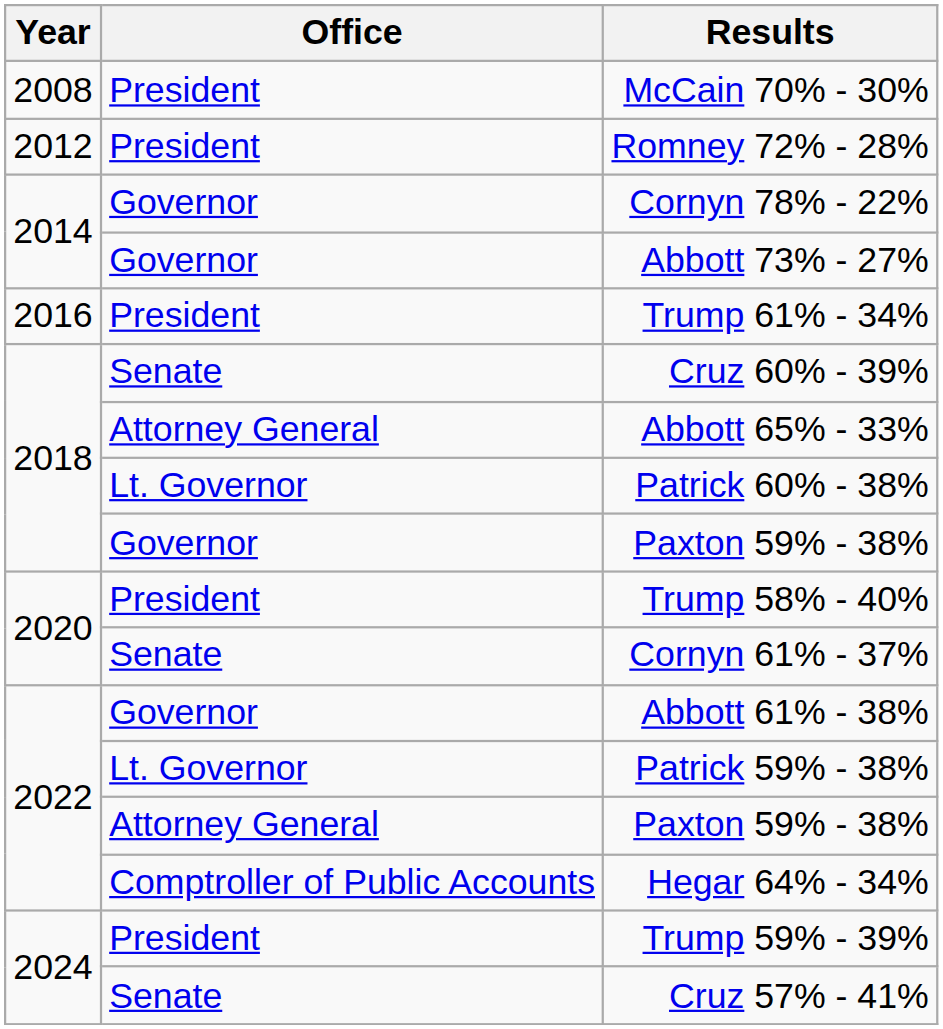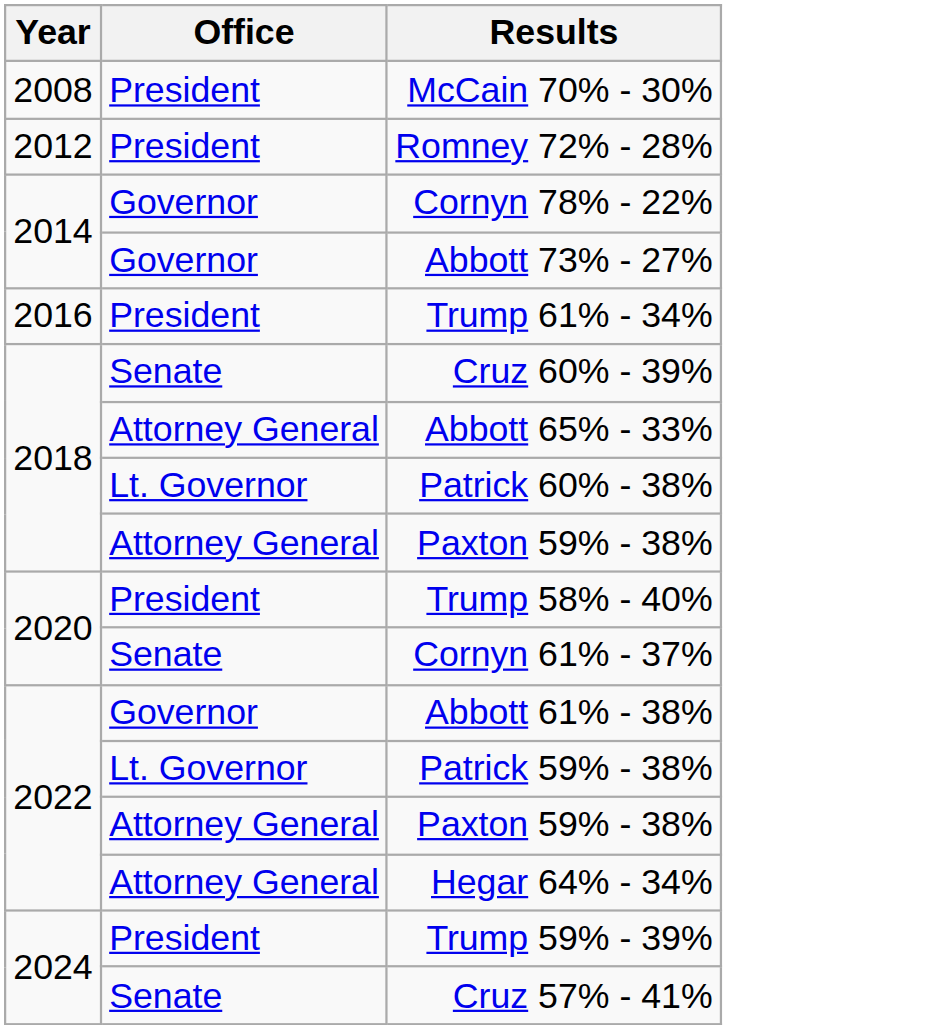(184, 542) Governor -> (244, 542) Attorney General
(352, 881) Comptroller of Public Accounts -> (244, 881) Attorney General
